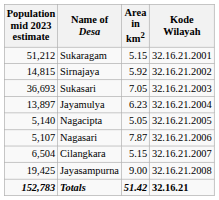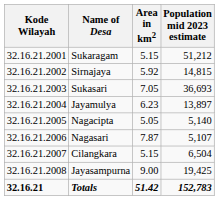columns swapped: (182, 25) <-> (31, 25)
